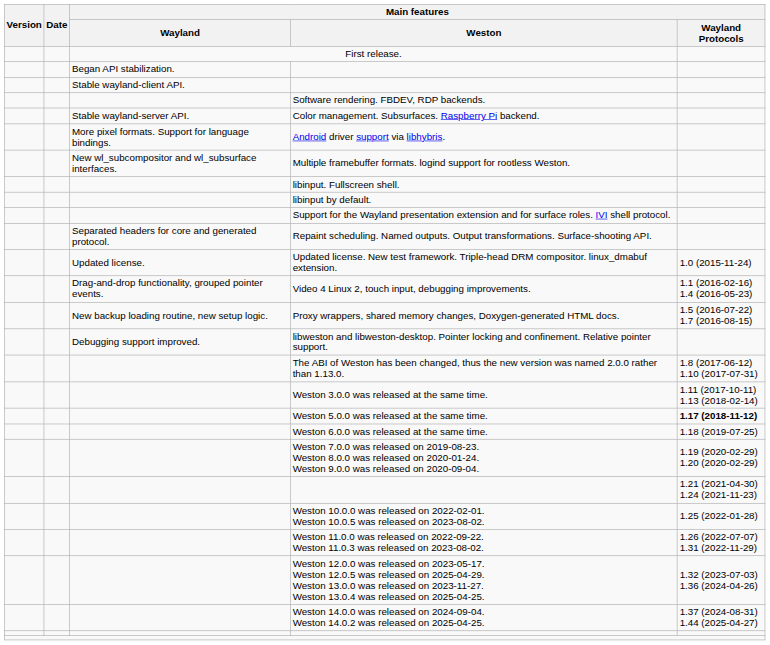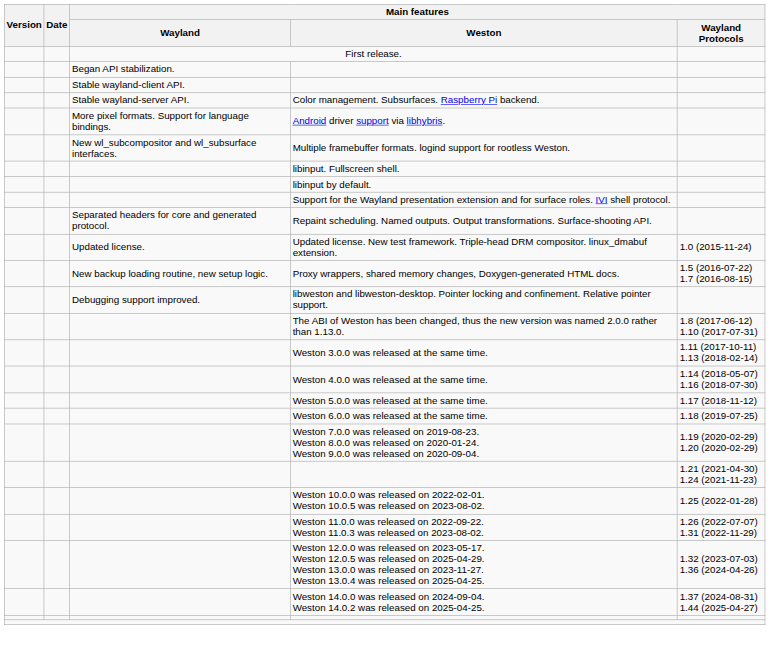- row: (180, 100)
- row: (167, 289)
+ row: (180, 379)
(718, 416) bold -> (718, 400) normal
